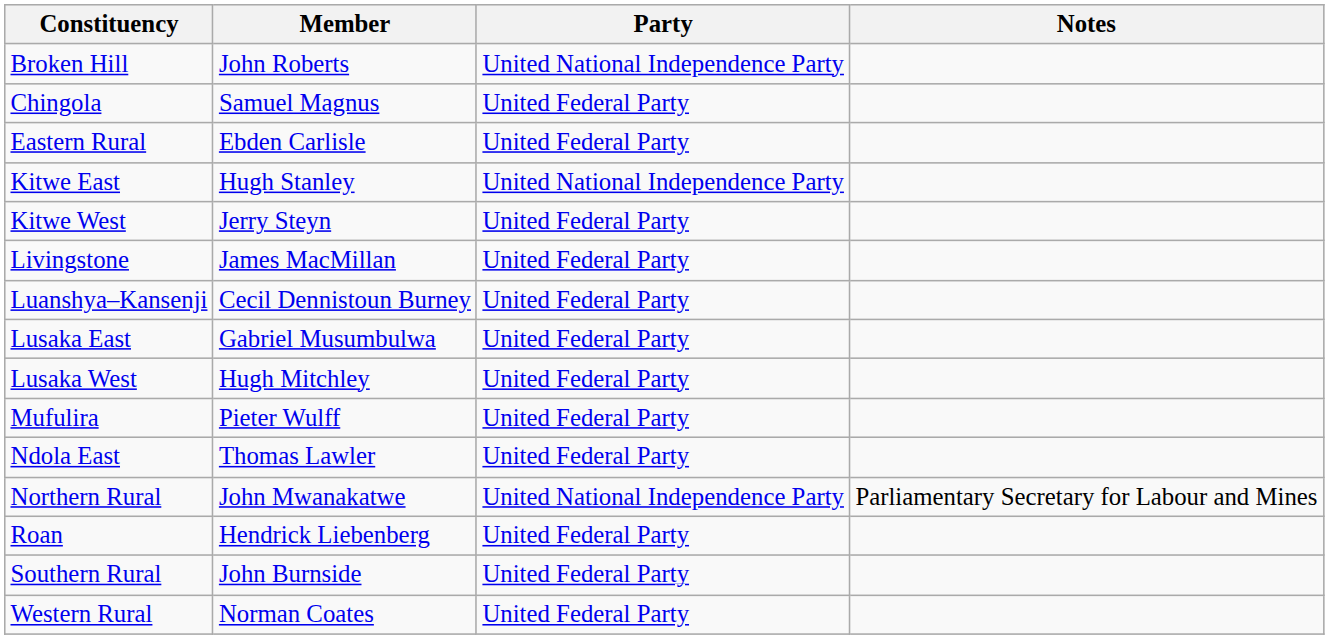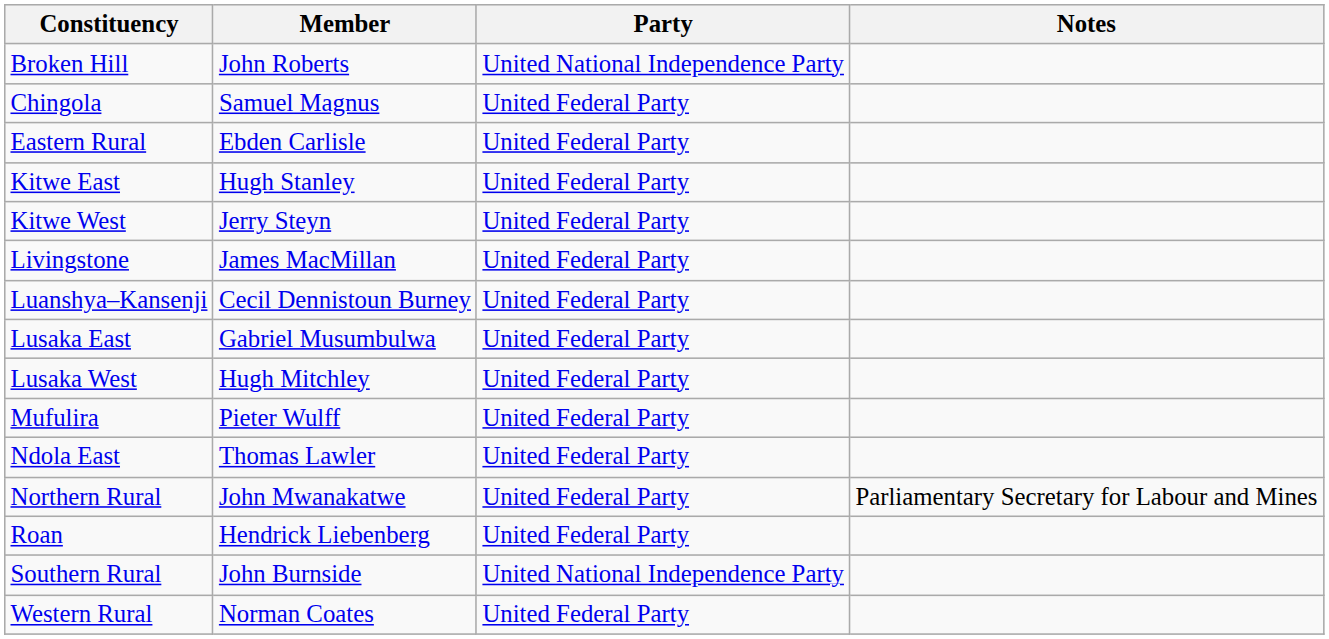(663, 181) United National Independence Party -> (586, 181) United Federal Party
(663, 496) United National Independence Party -> (586, 496) United Federal Party
(586, 574) United Federal Party -> (663, 574) United National Independence Party
